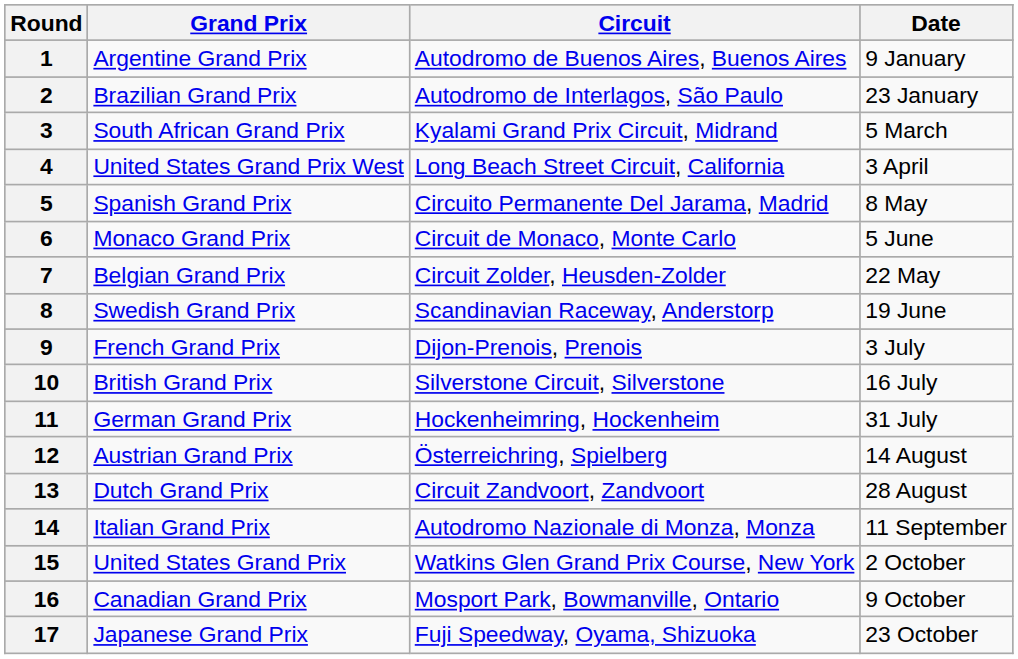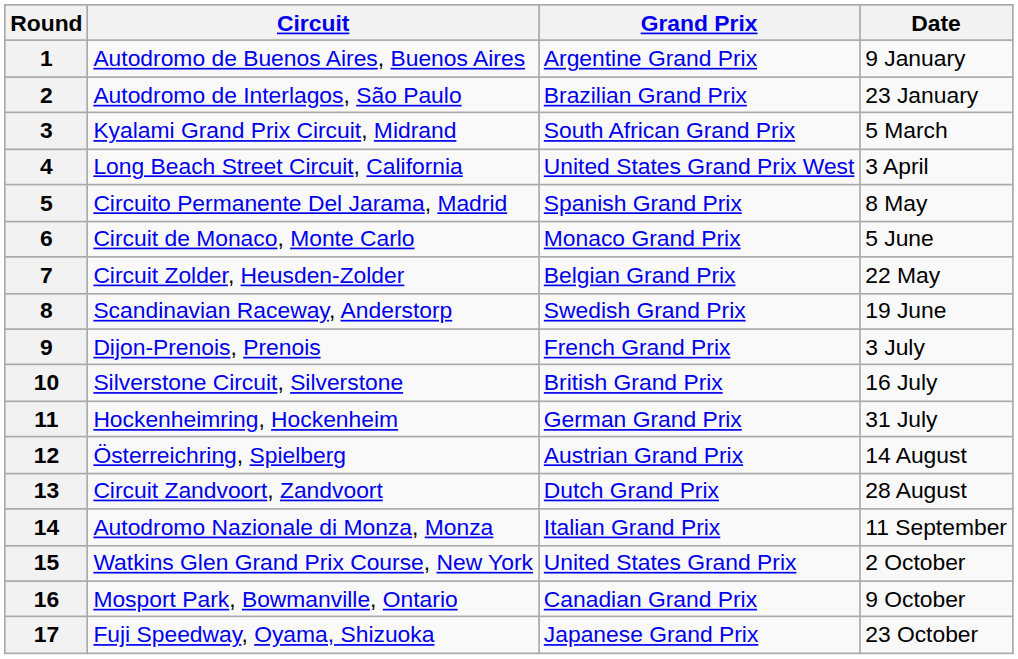columns swapped: (249, 22) <-> (635, 22)
